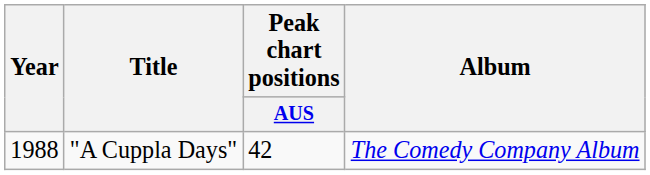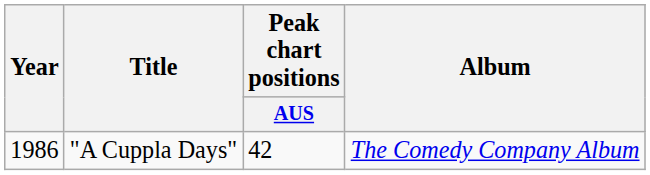(34, 150) 1988 -> (34, 150) 1986
